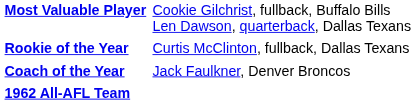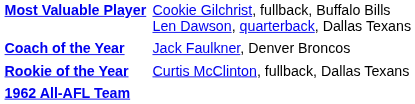rows swapped: (65, 71) <-> (67, 48)
